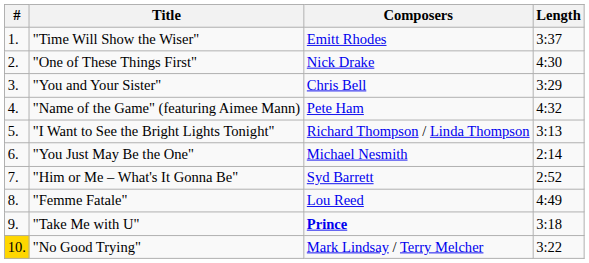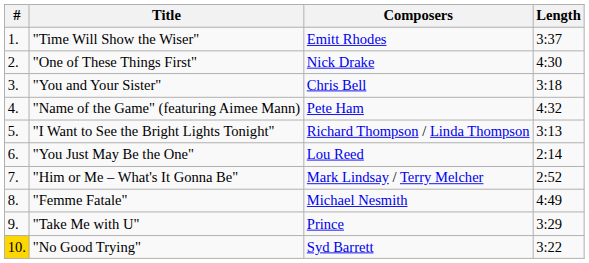(549, 85) 3:29 -> (549, 85) 3:18
(357, 154) Michael Nesmith -> (335, 154) Lou Reed
(340, 177) Syd Barrett -> (395, 177) Mark Lindsay / Terry Melcher
(335, 200) Lou Reed -> (357, 200) Michael Nesmith
(327, 223) bold -> (325, 223) normal
(549, 223) 3:18 -> (549, 223) 3:29
(395, 246) Mark Lindsay / Terry Melcher -> (340, 246) Syd Barrett
